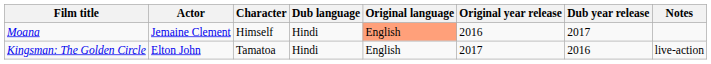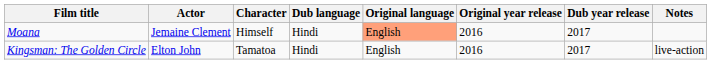(471, 50) 2017 -> (471, 50) 2016
(579, 50) 2016 -> (579, 50) 2017
